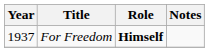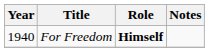(21, 36) 1937 -> (21, 36) 1940
